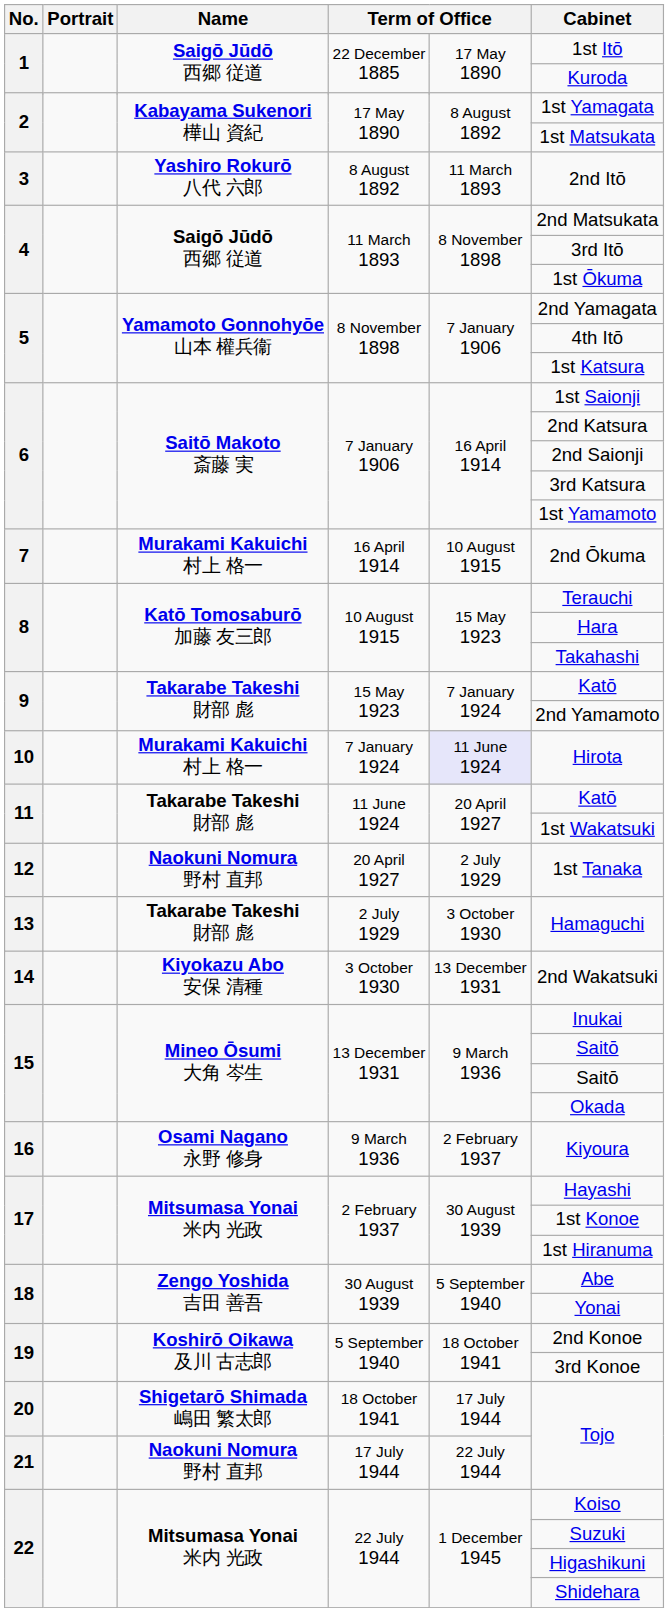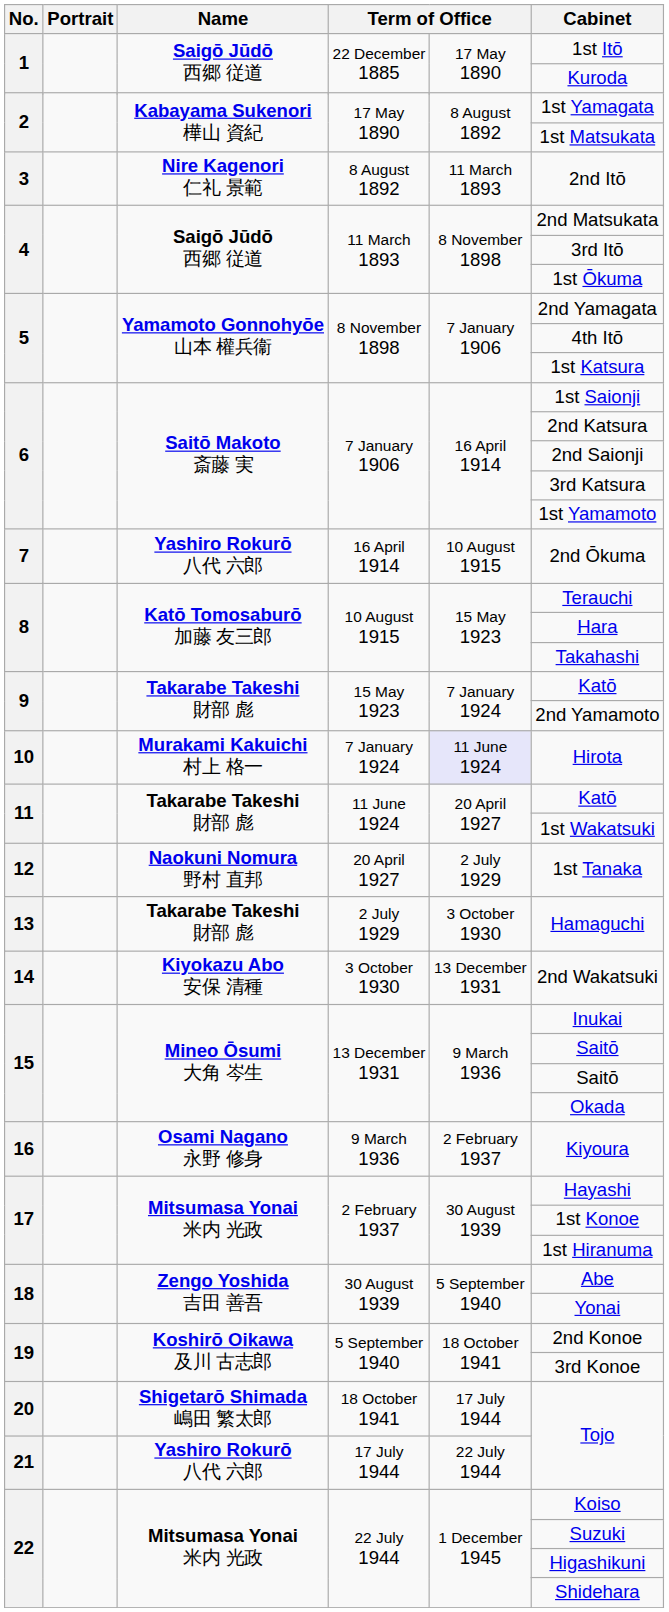(223, 177) Yashiro Rokurō 八代 六郎 -> (223, 177) Nire Kagenori 仁礼 景範
(223, 554) Murakami Kakuichi 村上 格一 -> (223, 554) Yashiro Rokurō 八代 六郎
(223, 1461) Naokuni Nomura 野村 直邦 -> (223, 1461) Yashiro Rokurō 八代 六郎
